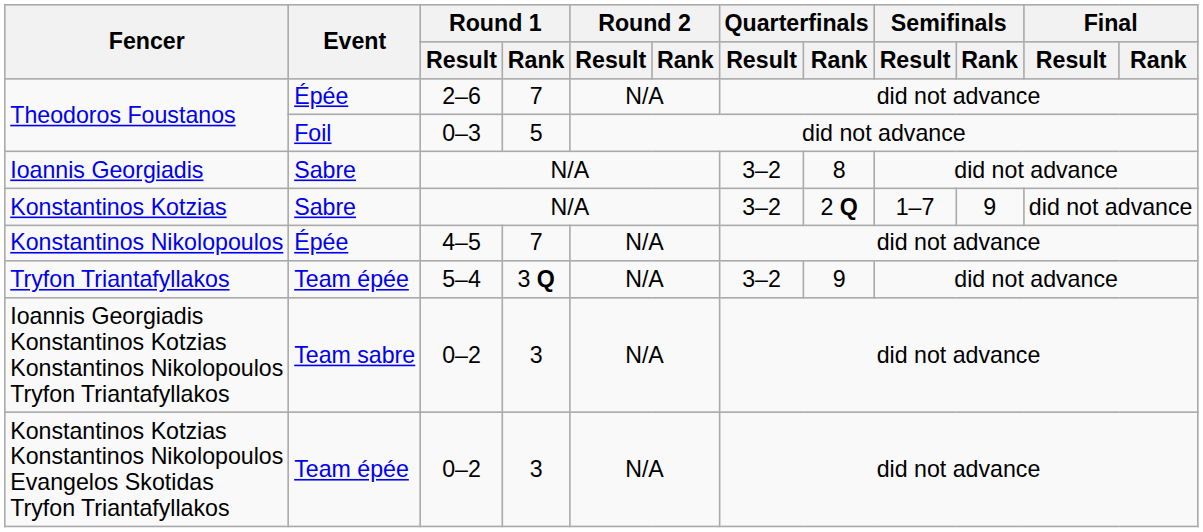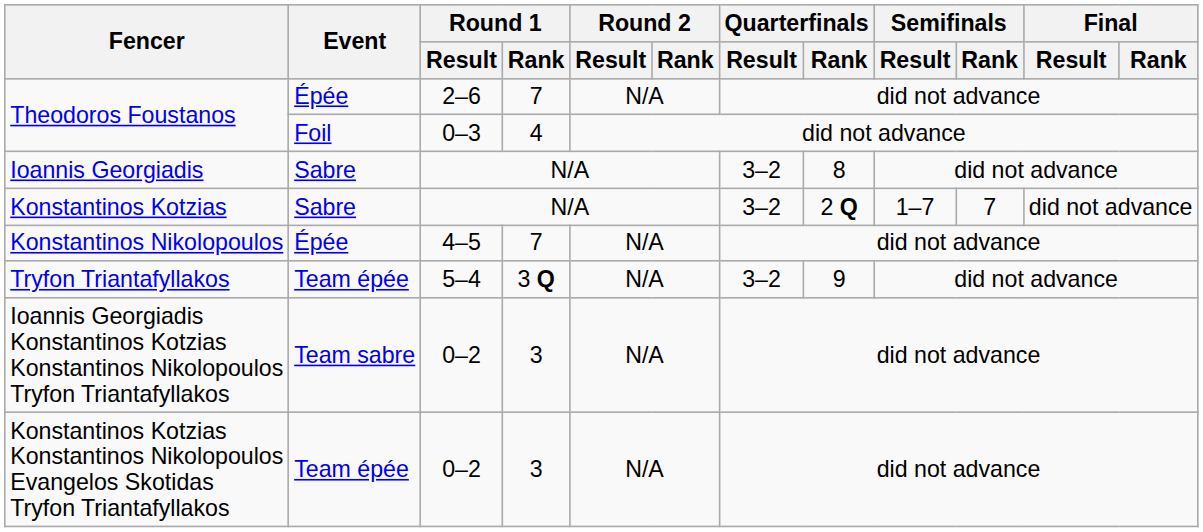(536, 133) 5 -> (536, 133) 4
(990, 207) 9 -> (990, 207) 7
